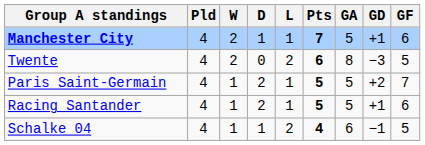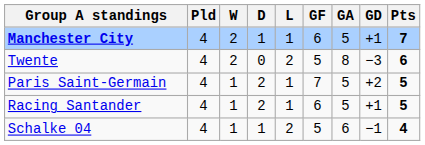columns swapped: (405, 16) <-> (319, 16)
